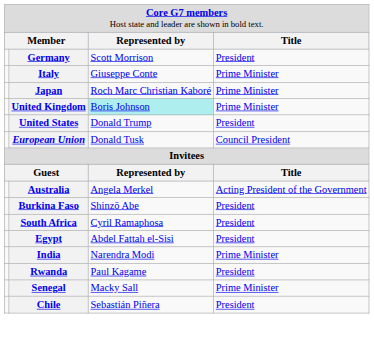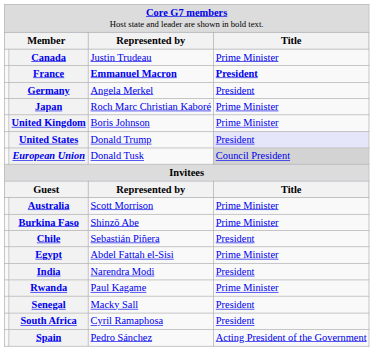+ row: (49, 57)
+ row: (49, 73)
(122, 57) Scott Morrison -> (122, 90) Angela Merkel
- row: (49, 73)
(120, 106) paleturquoise background -> (120, 123) no background
(235, 123) no background -> (235, 139) lavender background
(253, 139) no background -> (253, 156) lightgrey background
(122, 189) Angela Merkel -> (122, 205) Scott Morrison
(291, 189) Acting President of the Government -> (247, 205) Prime Minister
(235, 205) President -> (247, 222) Prime Minister
rows swapped: (49, 304) <-> (49, 222)
(235, 238) President -> (247, 255) Prime Minister
(247, 255) Prime Minister -> (235, 271) President
(235, 271) President -> (247, 288) Prime Minister
(247, 288) Prime Minister -> (235, 304) President
+ row: (49, 337)
